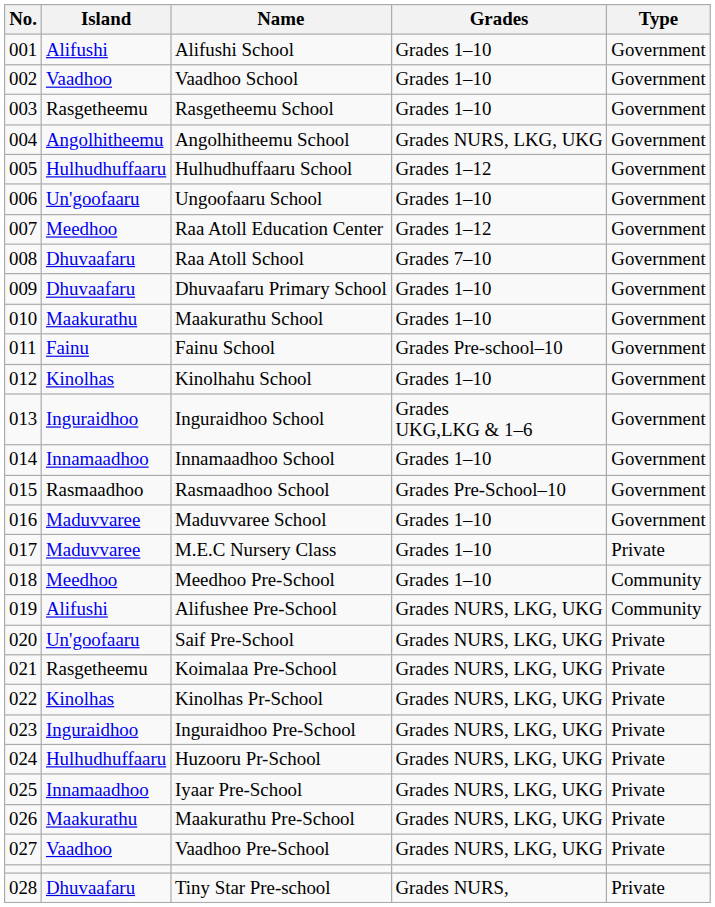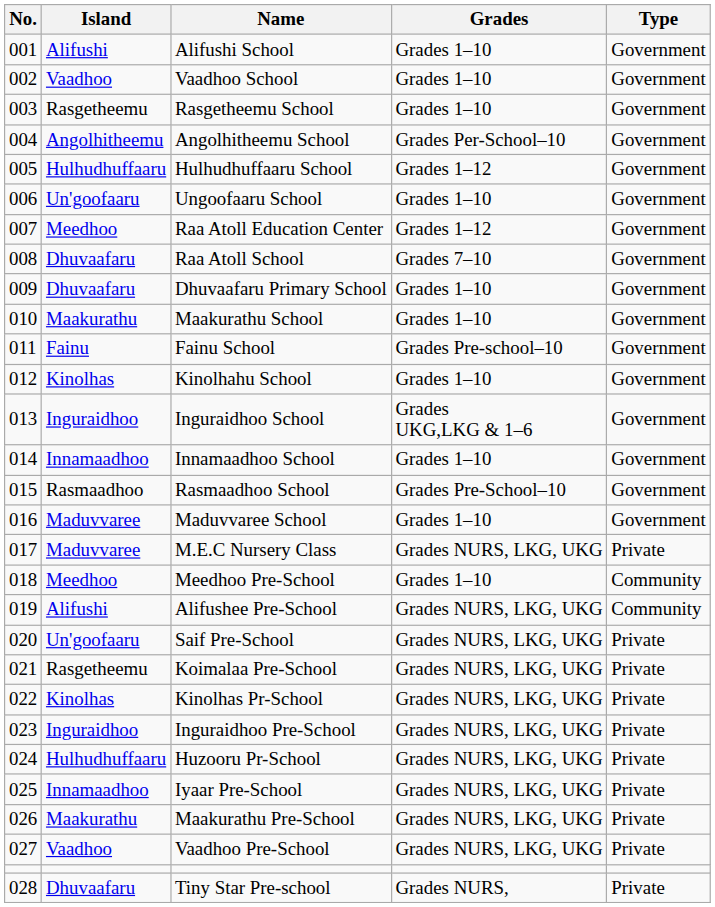(499, 139) Grades NURS, LKG, UKG -> (480, 139) Grades Per-School–10
(443, 549) Grades 1–10 -> (499, 549) Grades NURS, LKG, UKG
